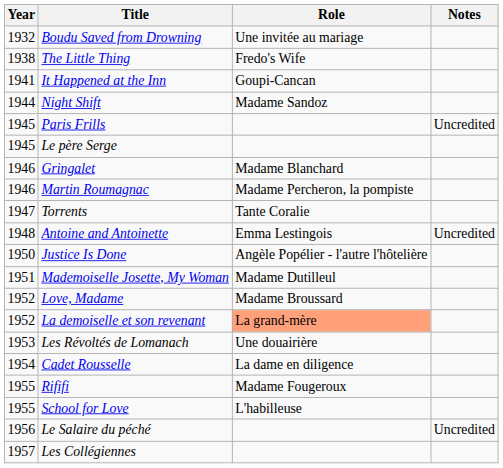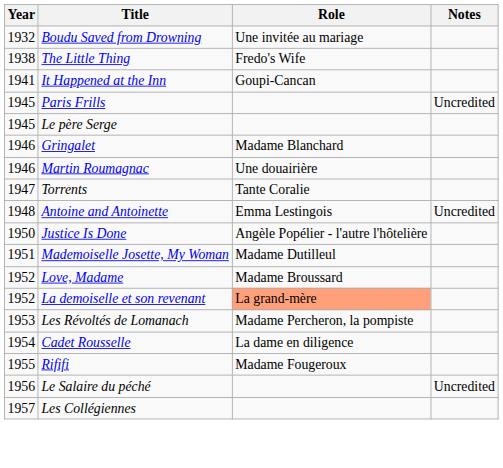- row: (71, 102)
(324, 189) Madame Percheron, la pompiste -> (276, 168) Une douairière
(276, 342) Une douairière -> (324, 320) Madame Percheron, la pompiste
- row: (85, 408)
